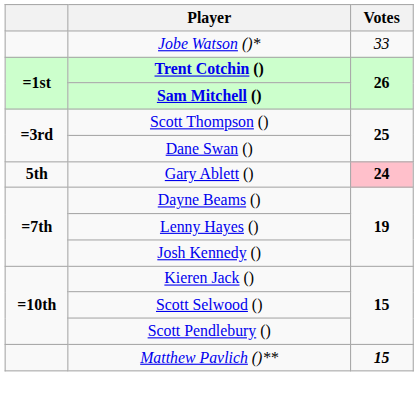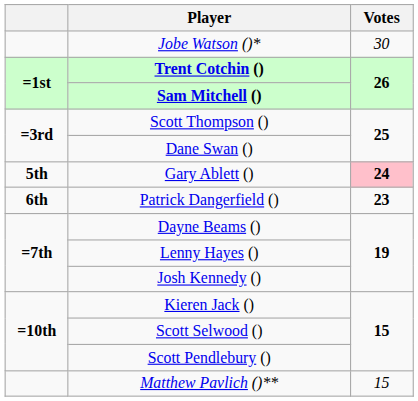(382, 44) 33 -> (382, 44) 30
+ row: (209, 200)
(382, 357) bold -> (382, 383) normal
